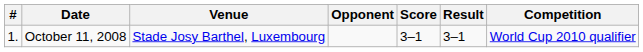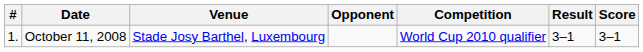columns swapped: (419, 15) <-> (563, 15)
